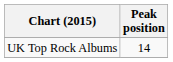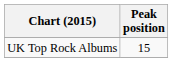(144, 47) 14 -> (144, 47) 15
